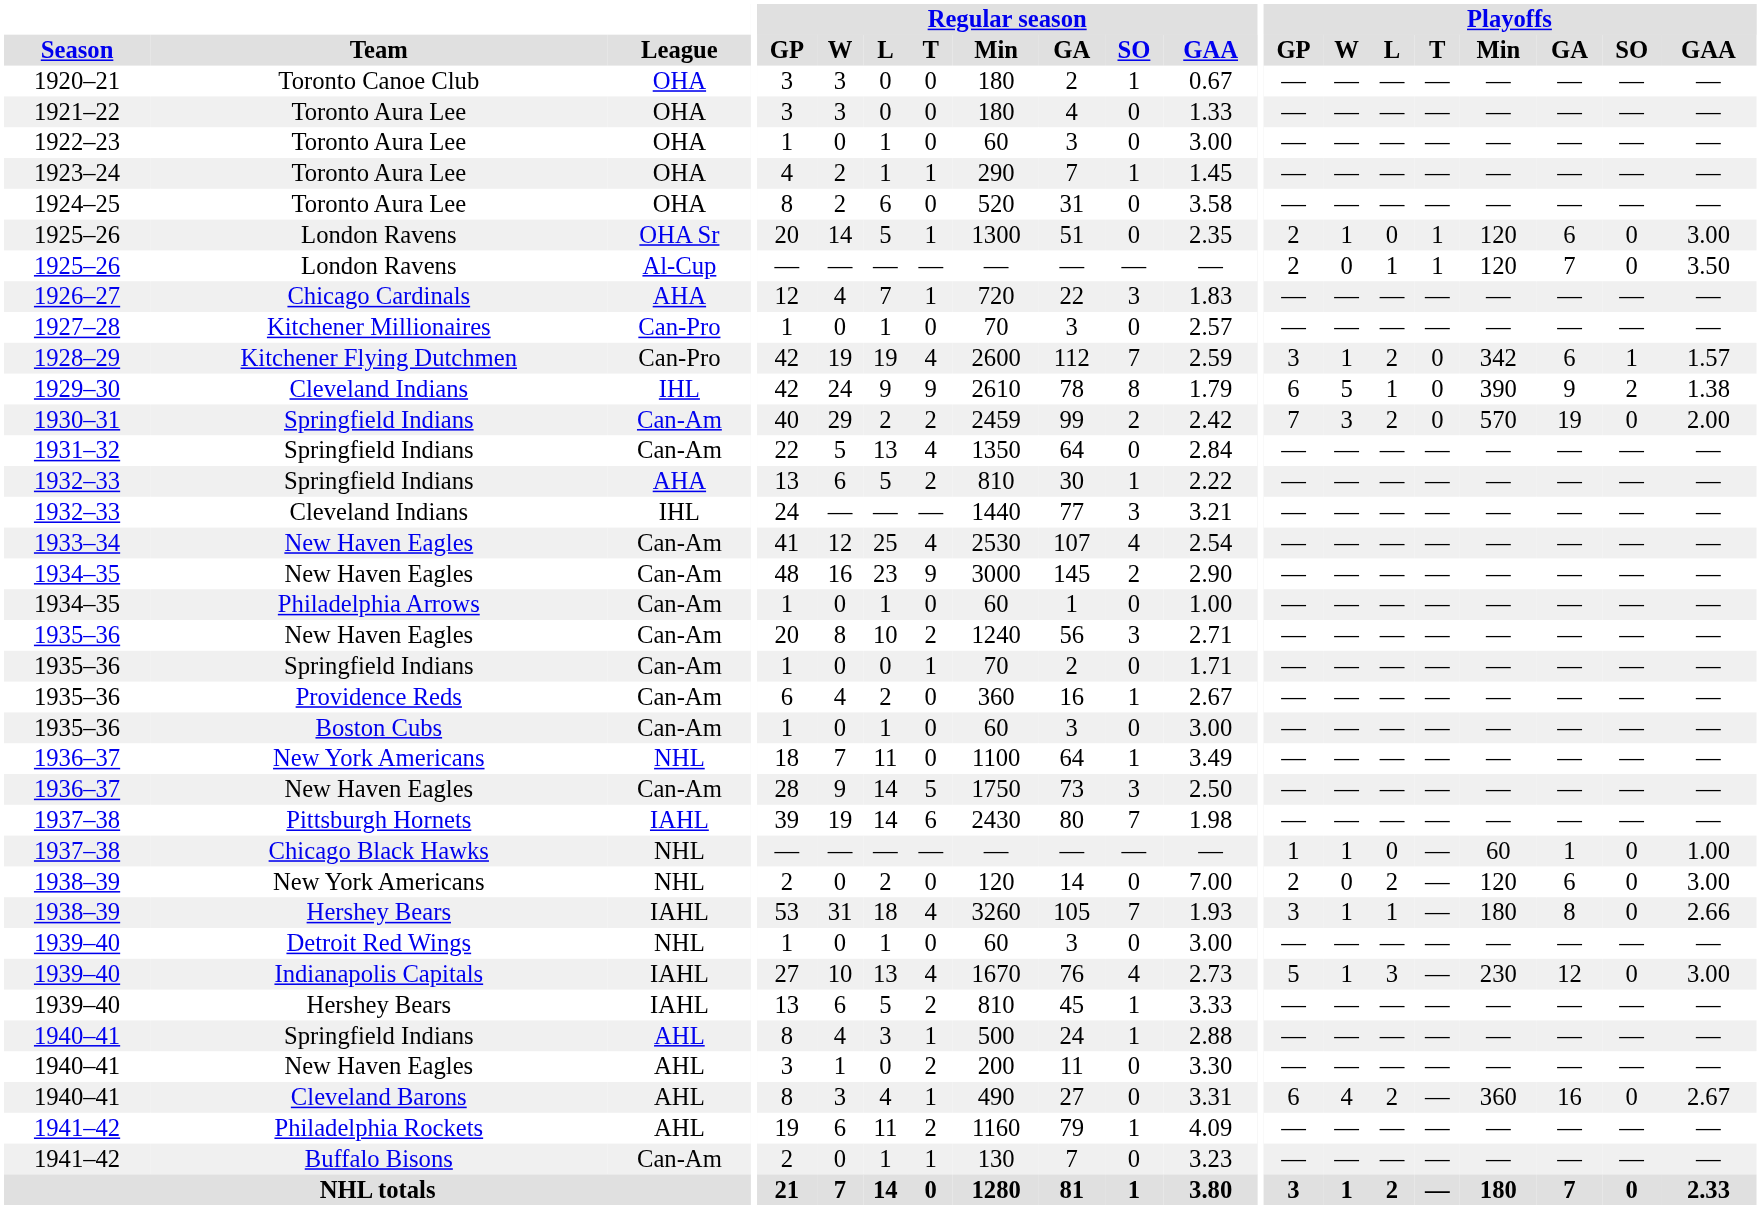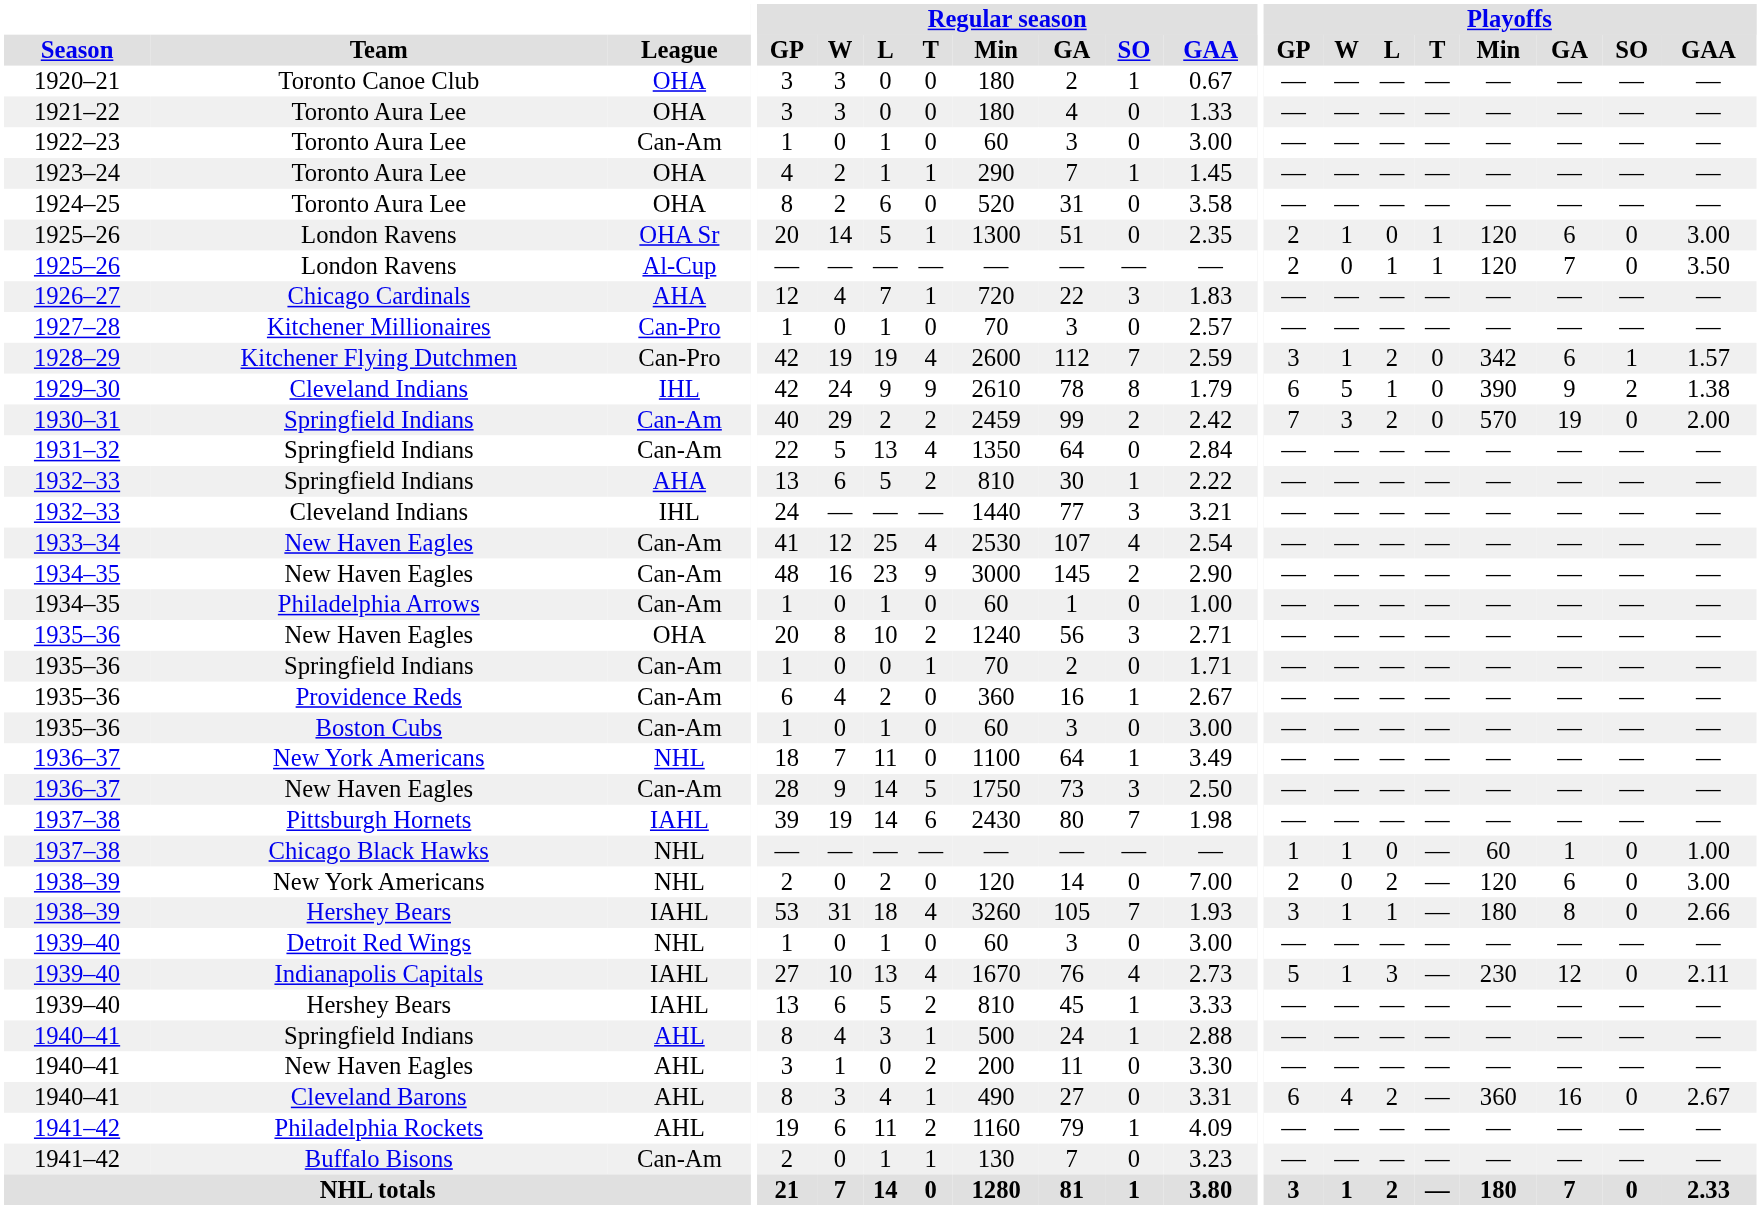(679, 142) OHA -> (679, 142) Can-Am
(679, 635) Can-Am -> (679, 635) OHA
(1708, 973) 3.00 -> (1708, 973) 2.11
